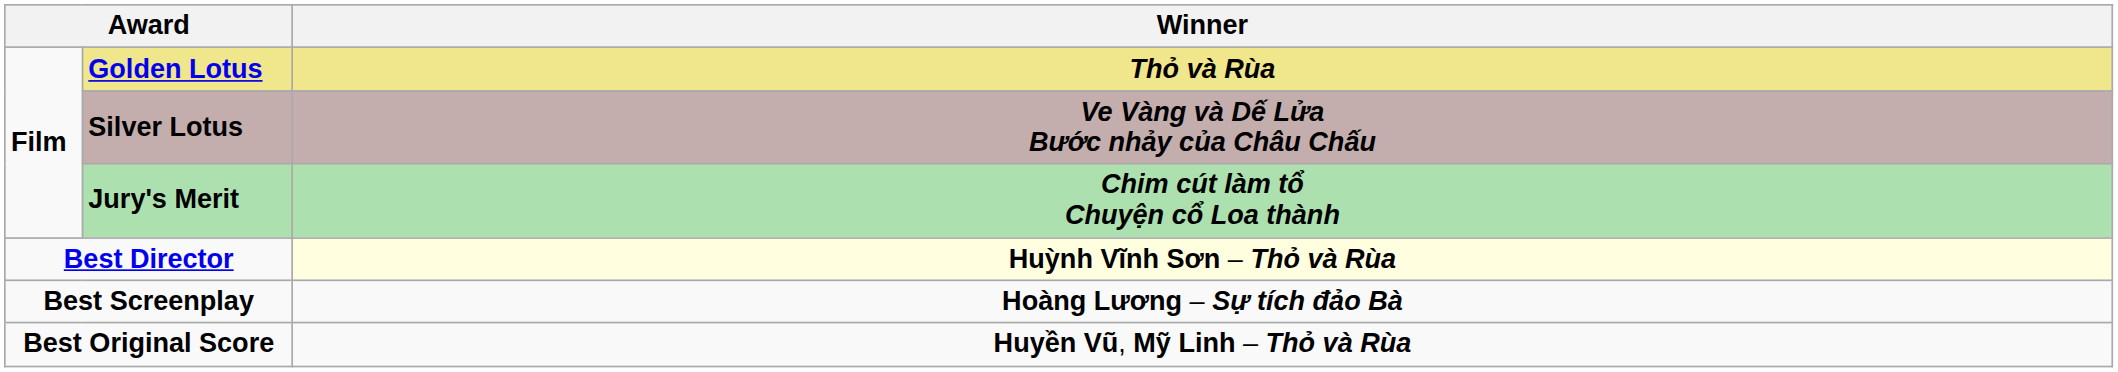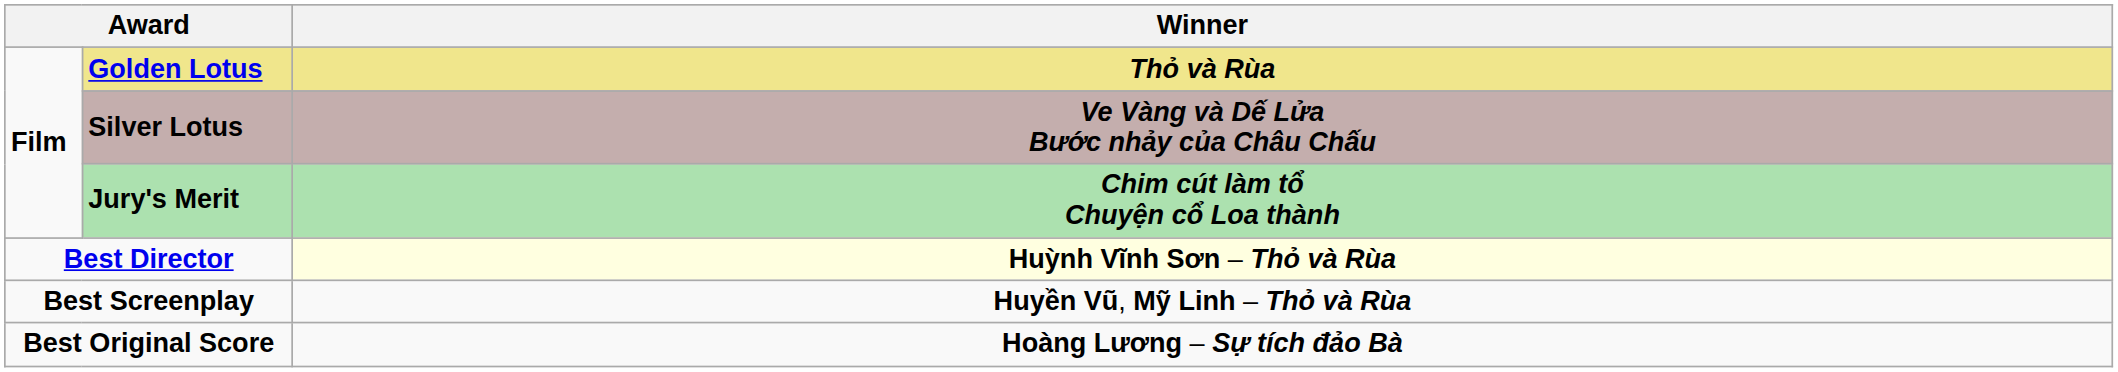(1202, 301) Hoàng Lương – Sự tích đảo Bà -> (1202, 301) Huyền Vũ, Mỹ Linh – Thỏ và Rùa
(1202, 344) Huyền Vũ, Mỹ Linh – Thỏ và Rùa -> (1202, 344) Hoàng Lương – Sự tích đảo Bà
